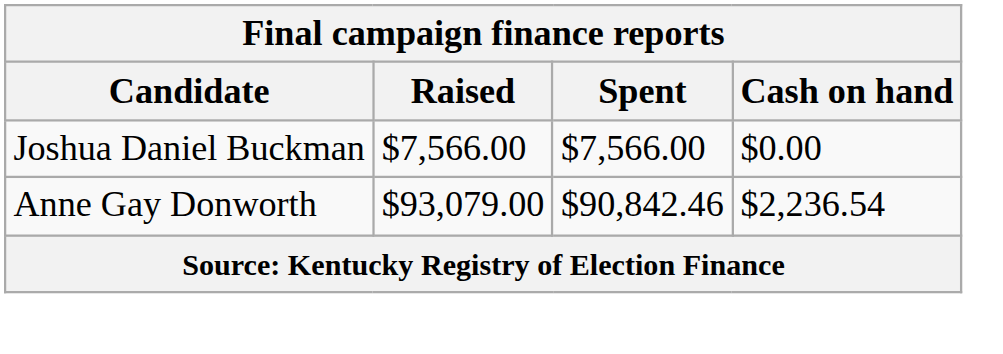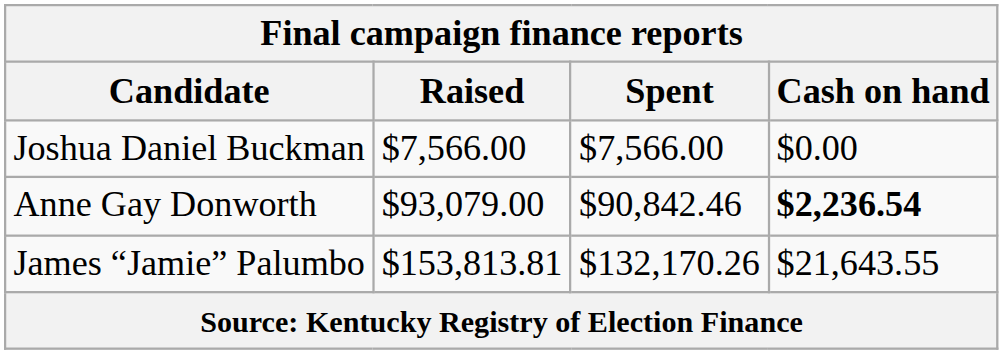(813, 205) normal -> (849, 205) bold
+ row: (189, 262)
